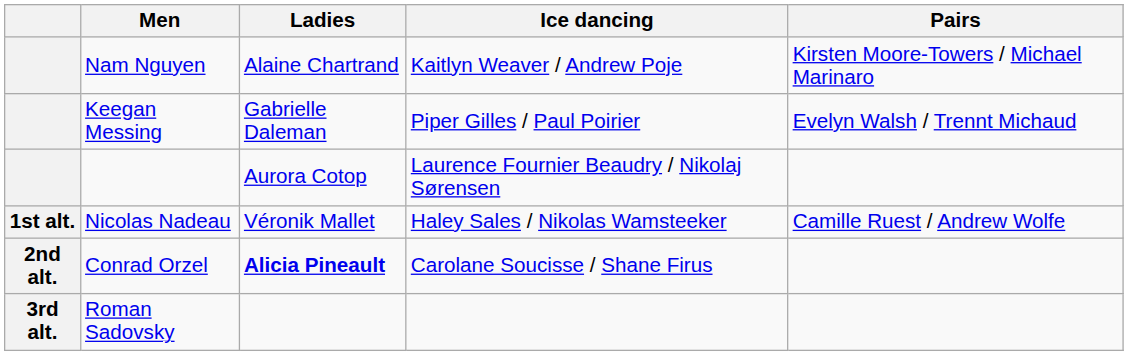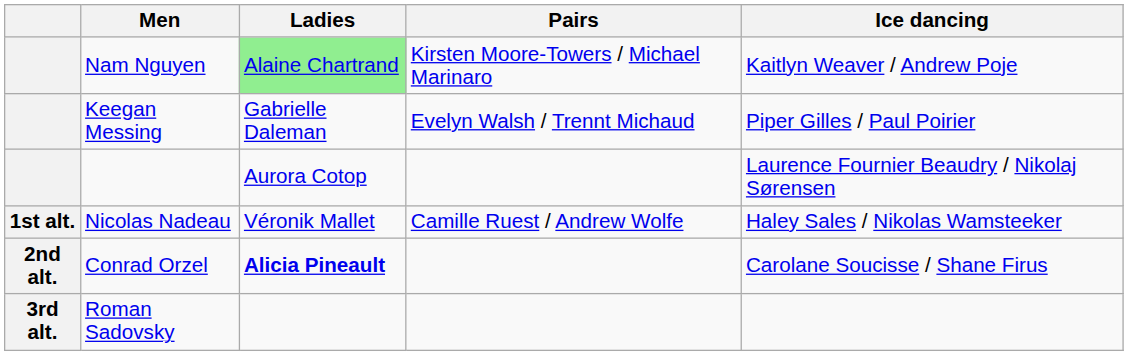columns swapped: (955, 20) <-> (597, 20)
(321, 65) no background -> (321, 65) lightgreen background
